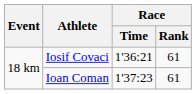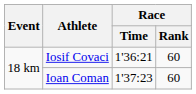(174, 57) 61 -> (174, 57) 60
(174, 78) 61 -> (174, 78) 60
